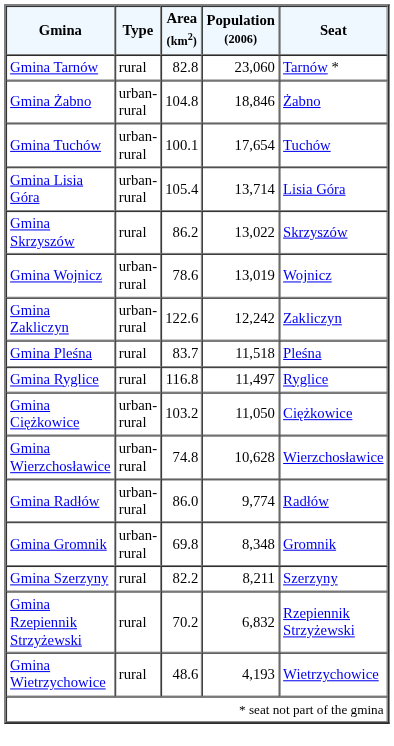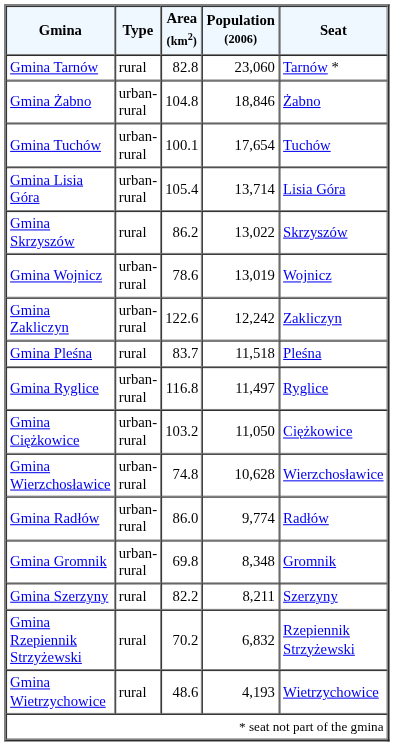(133, 379) rural -> (138, 388) urban-rural
